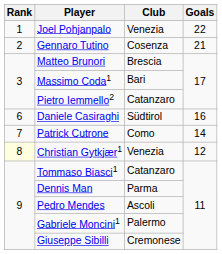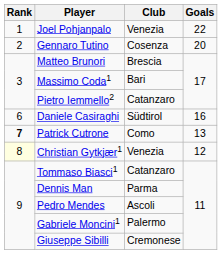(200, 45) 21 -> (200, 45) 20
(19, 133) normal -> (19, 133) bold
(200, 133) 14 -> (200, 133) 13
